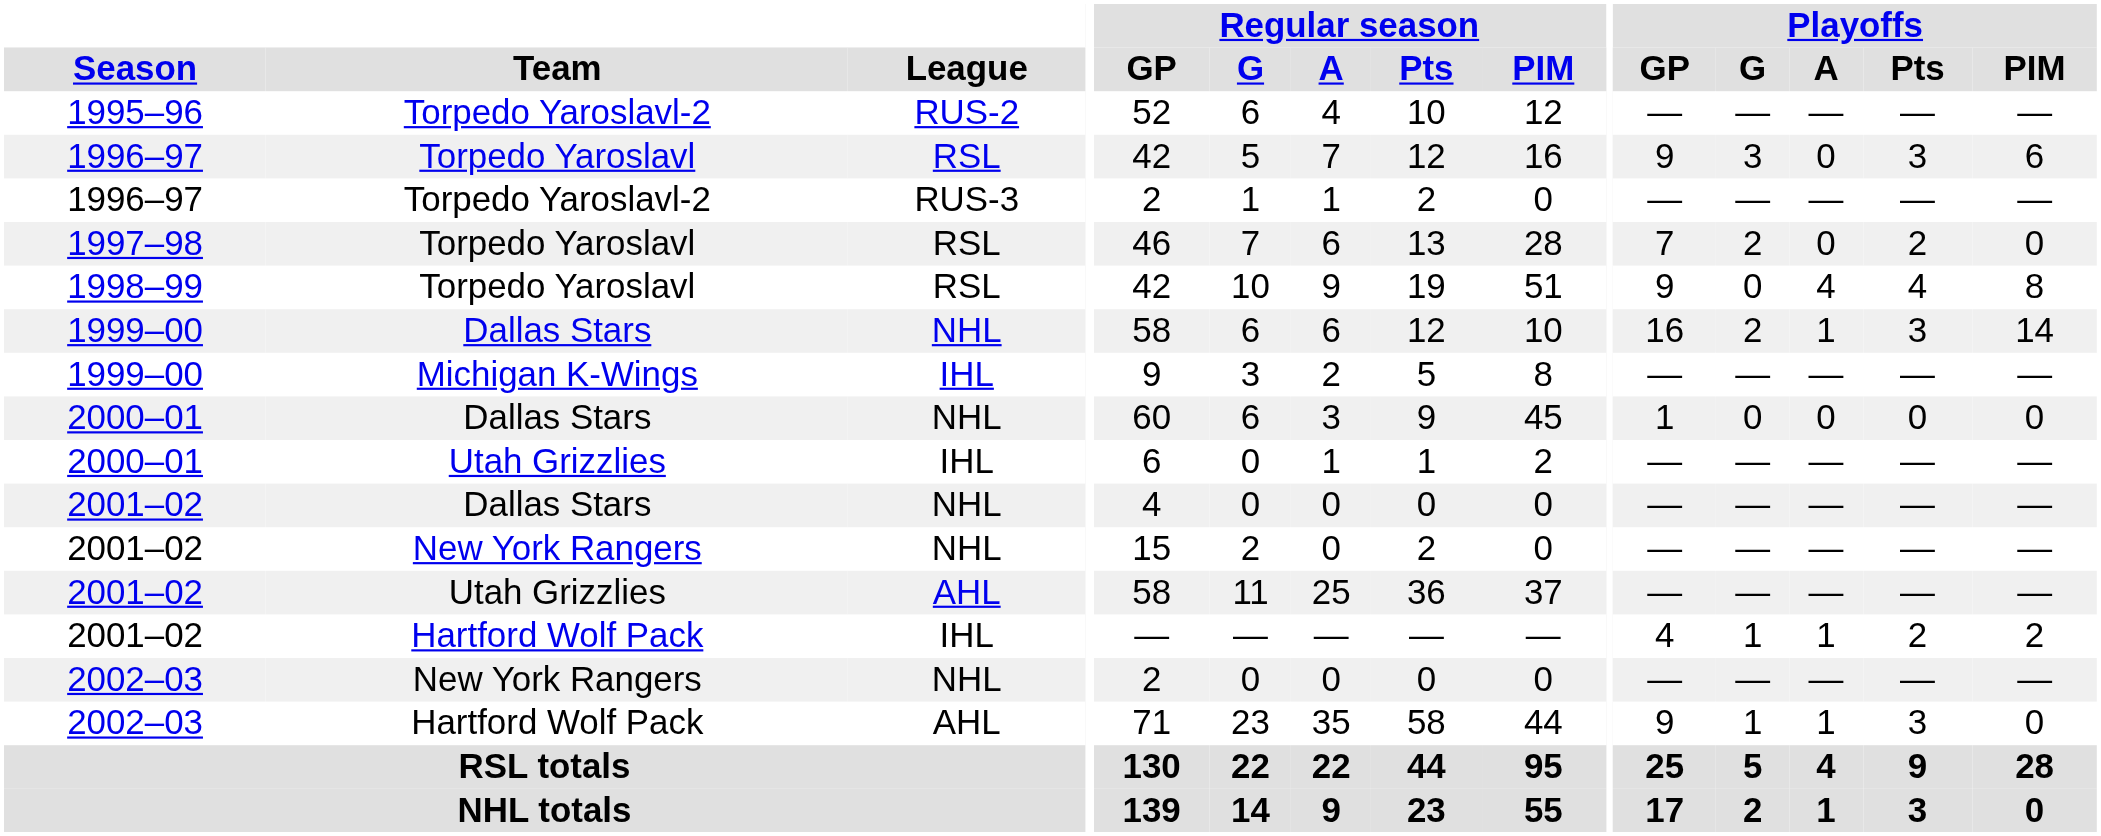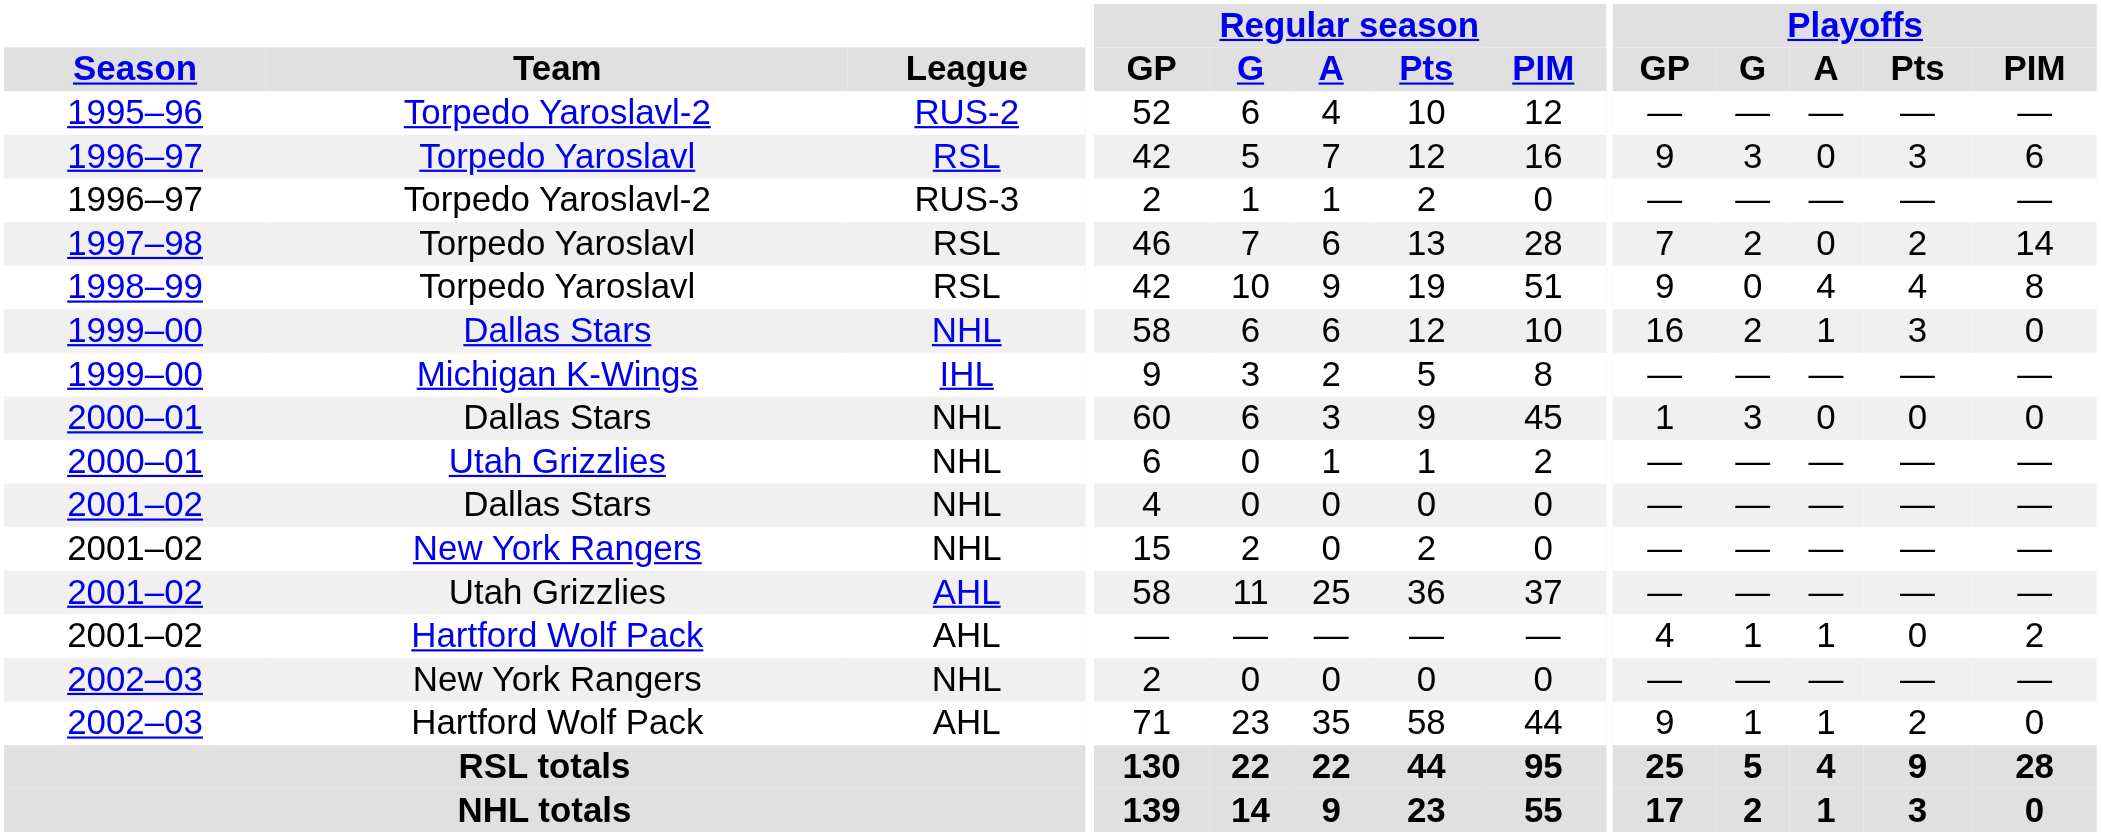(2035, 243) 0 -> (2035, 243) 14
(2035, 330) 14 -> (2035, 330) 0
(1753, 417) 0 -> (1753, 417) 3
(967, 461) IHL -> (967, 461) NHL
(967, 635) IHL -> (967, 635) AHL
(1918, 635) 2 -> (1918, 635) 0
(1918, 722) 3 -> (1918, 722) 2
